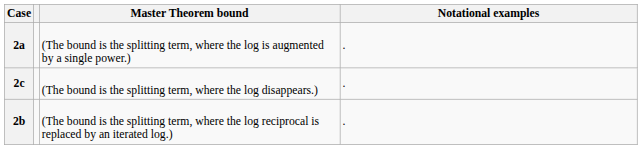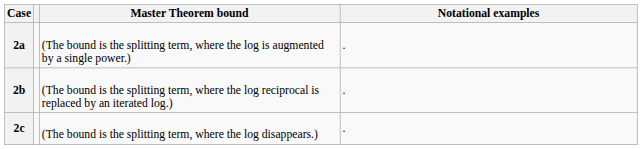rows swapped: (19, 121) <-> (19, 83)
